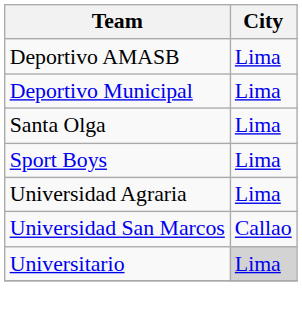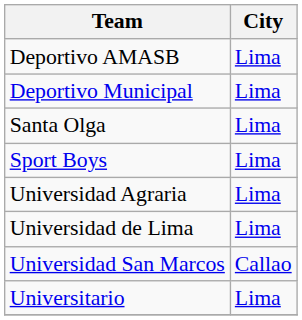+ row: (102, 228)
(258, 263) lightgrey background -> (258, 297) no background
